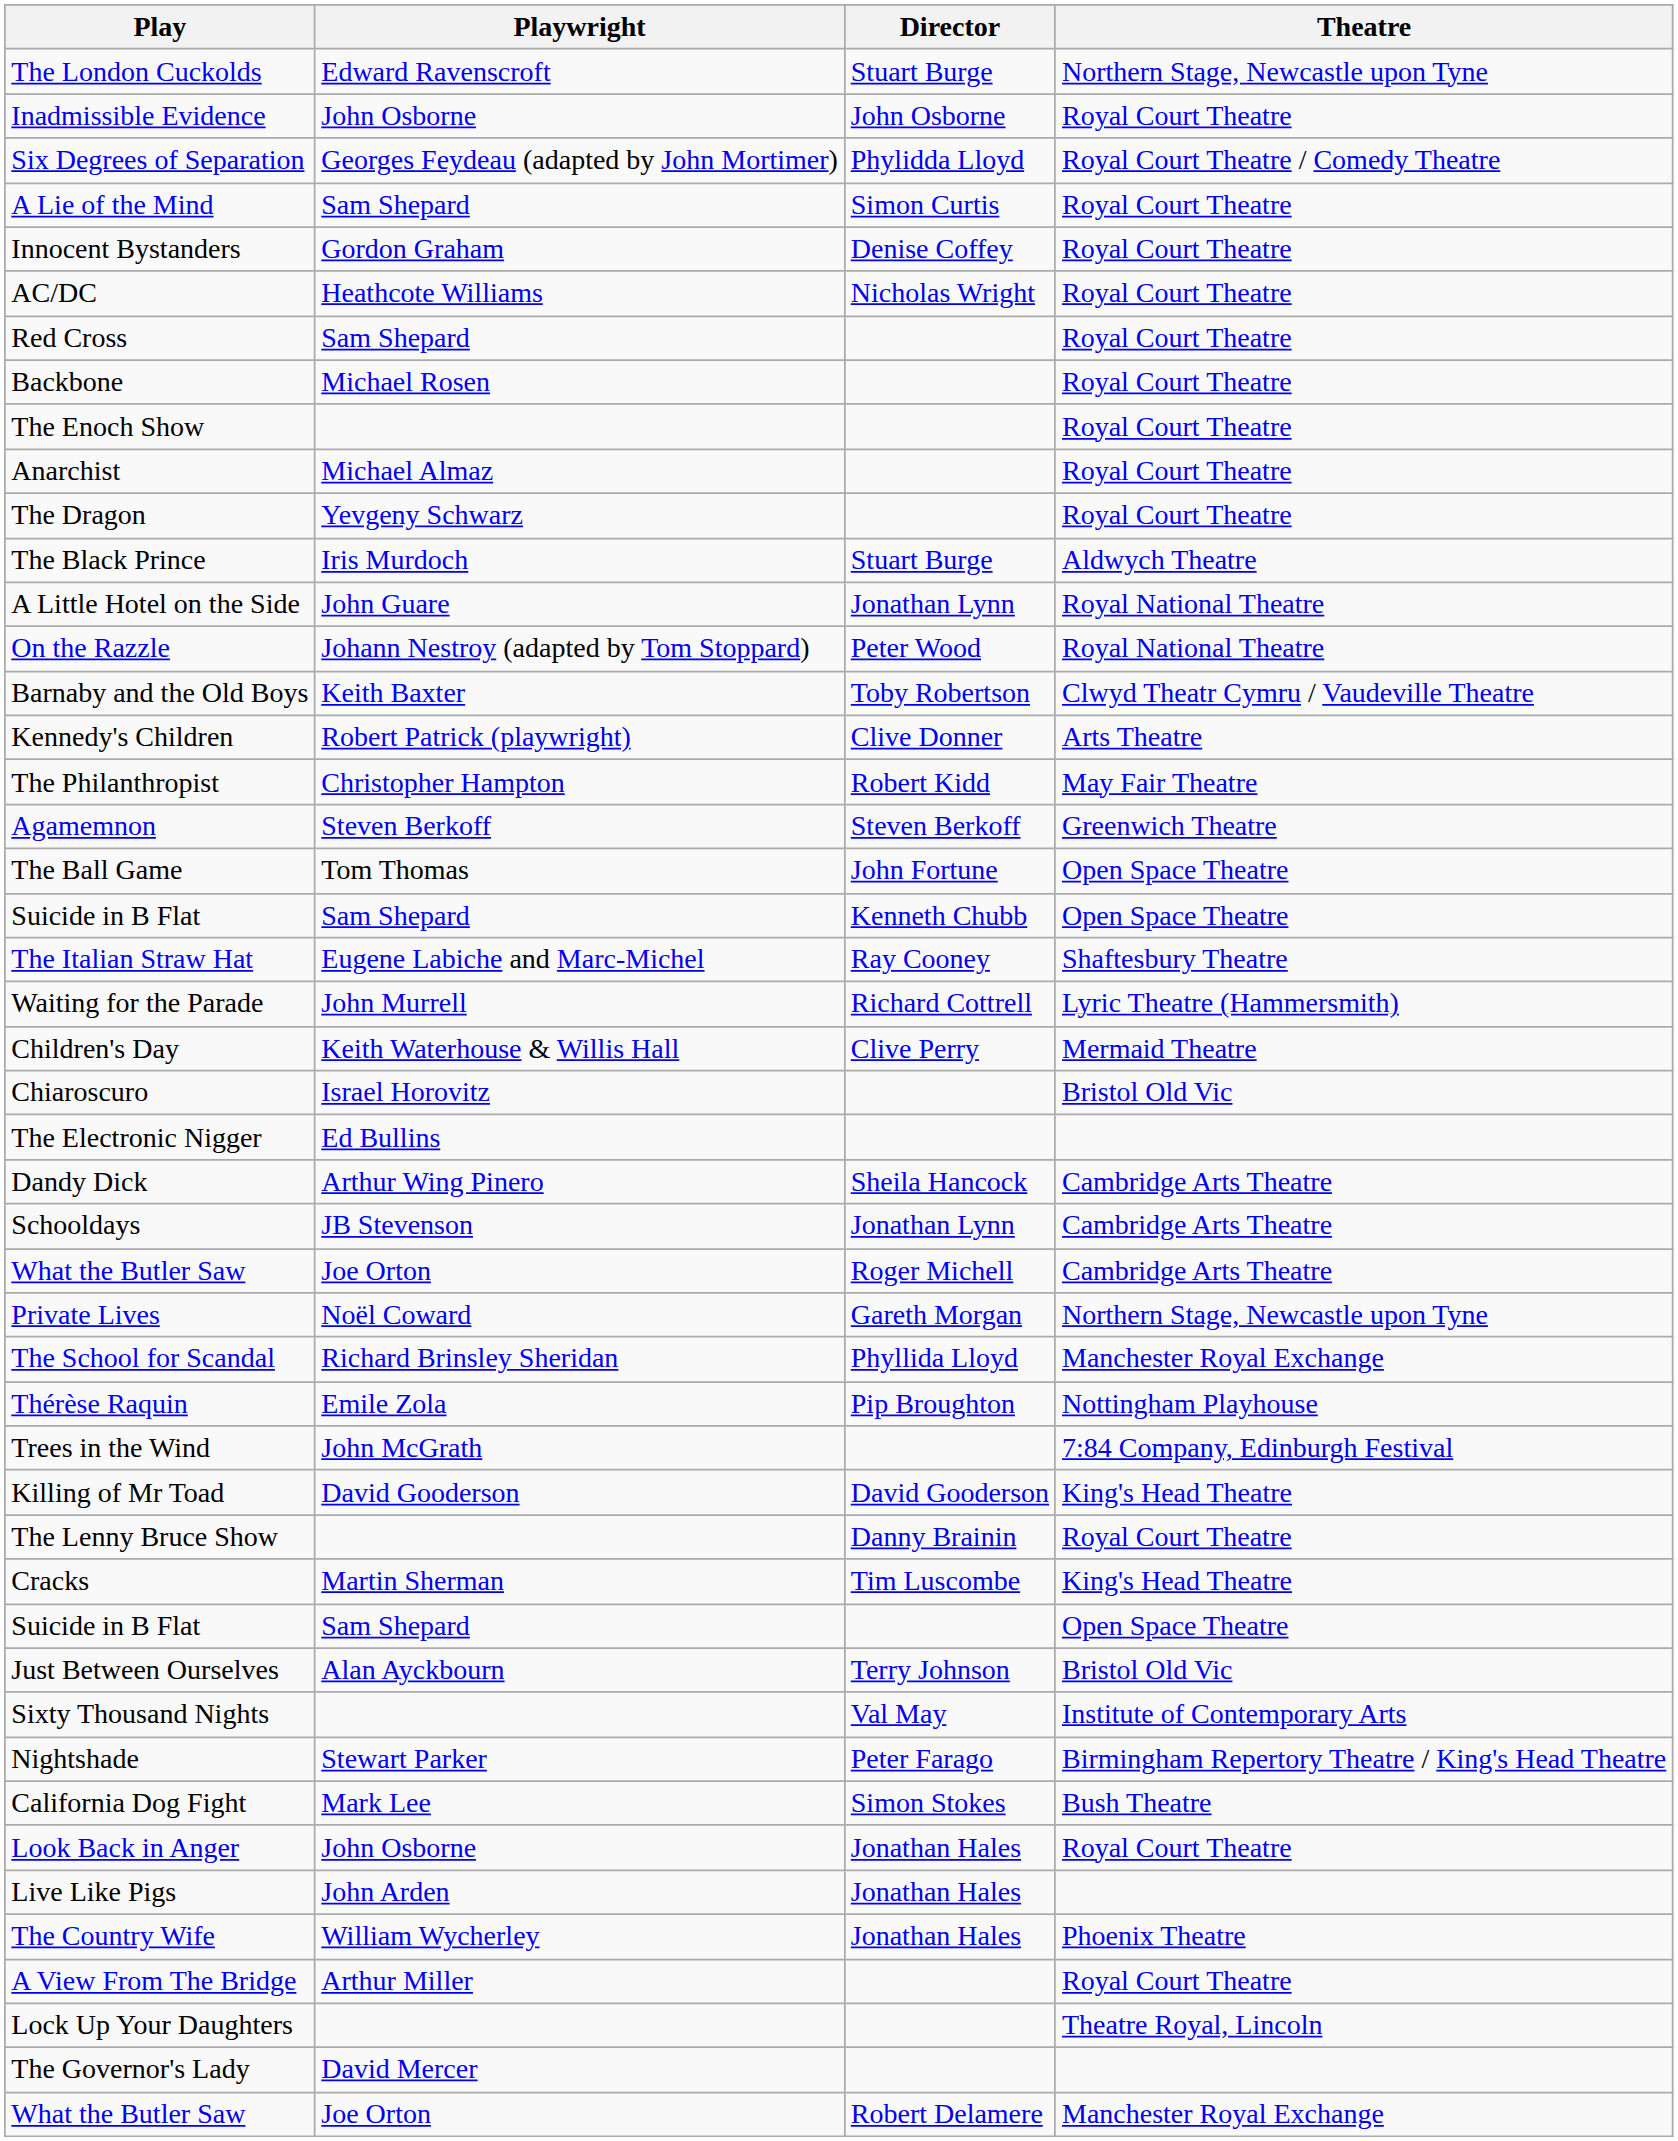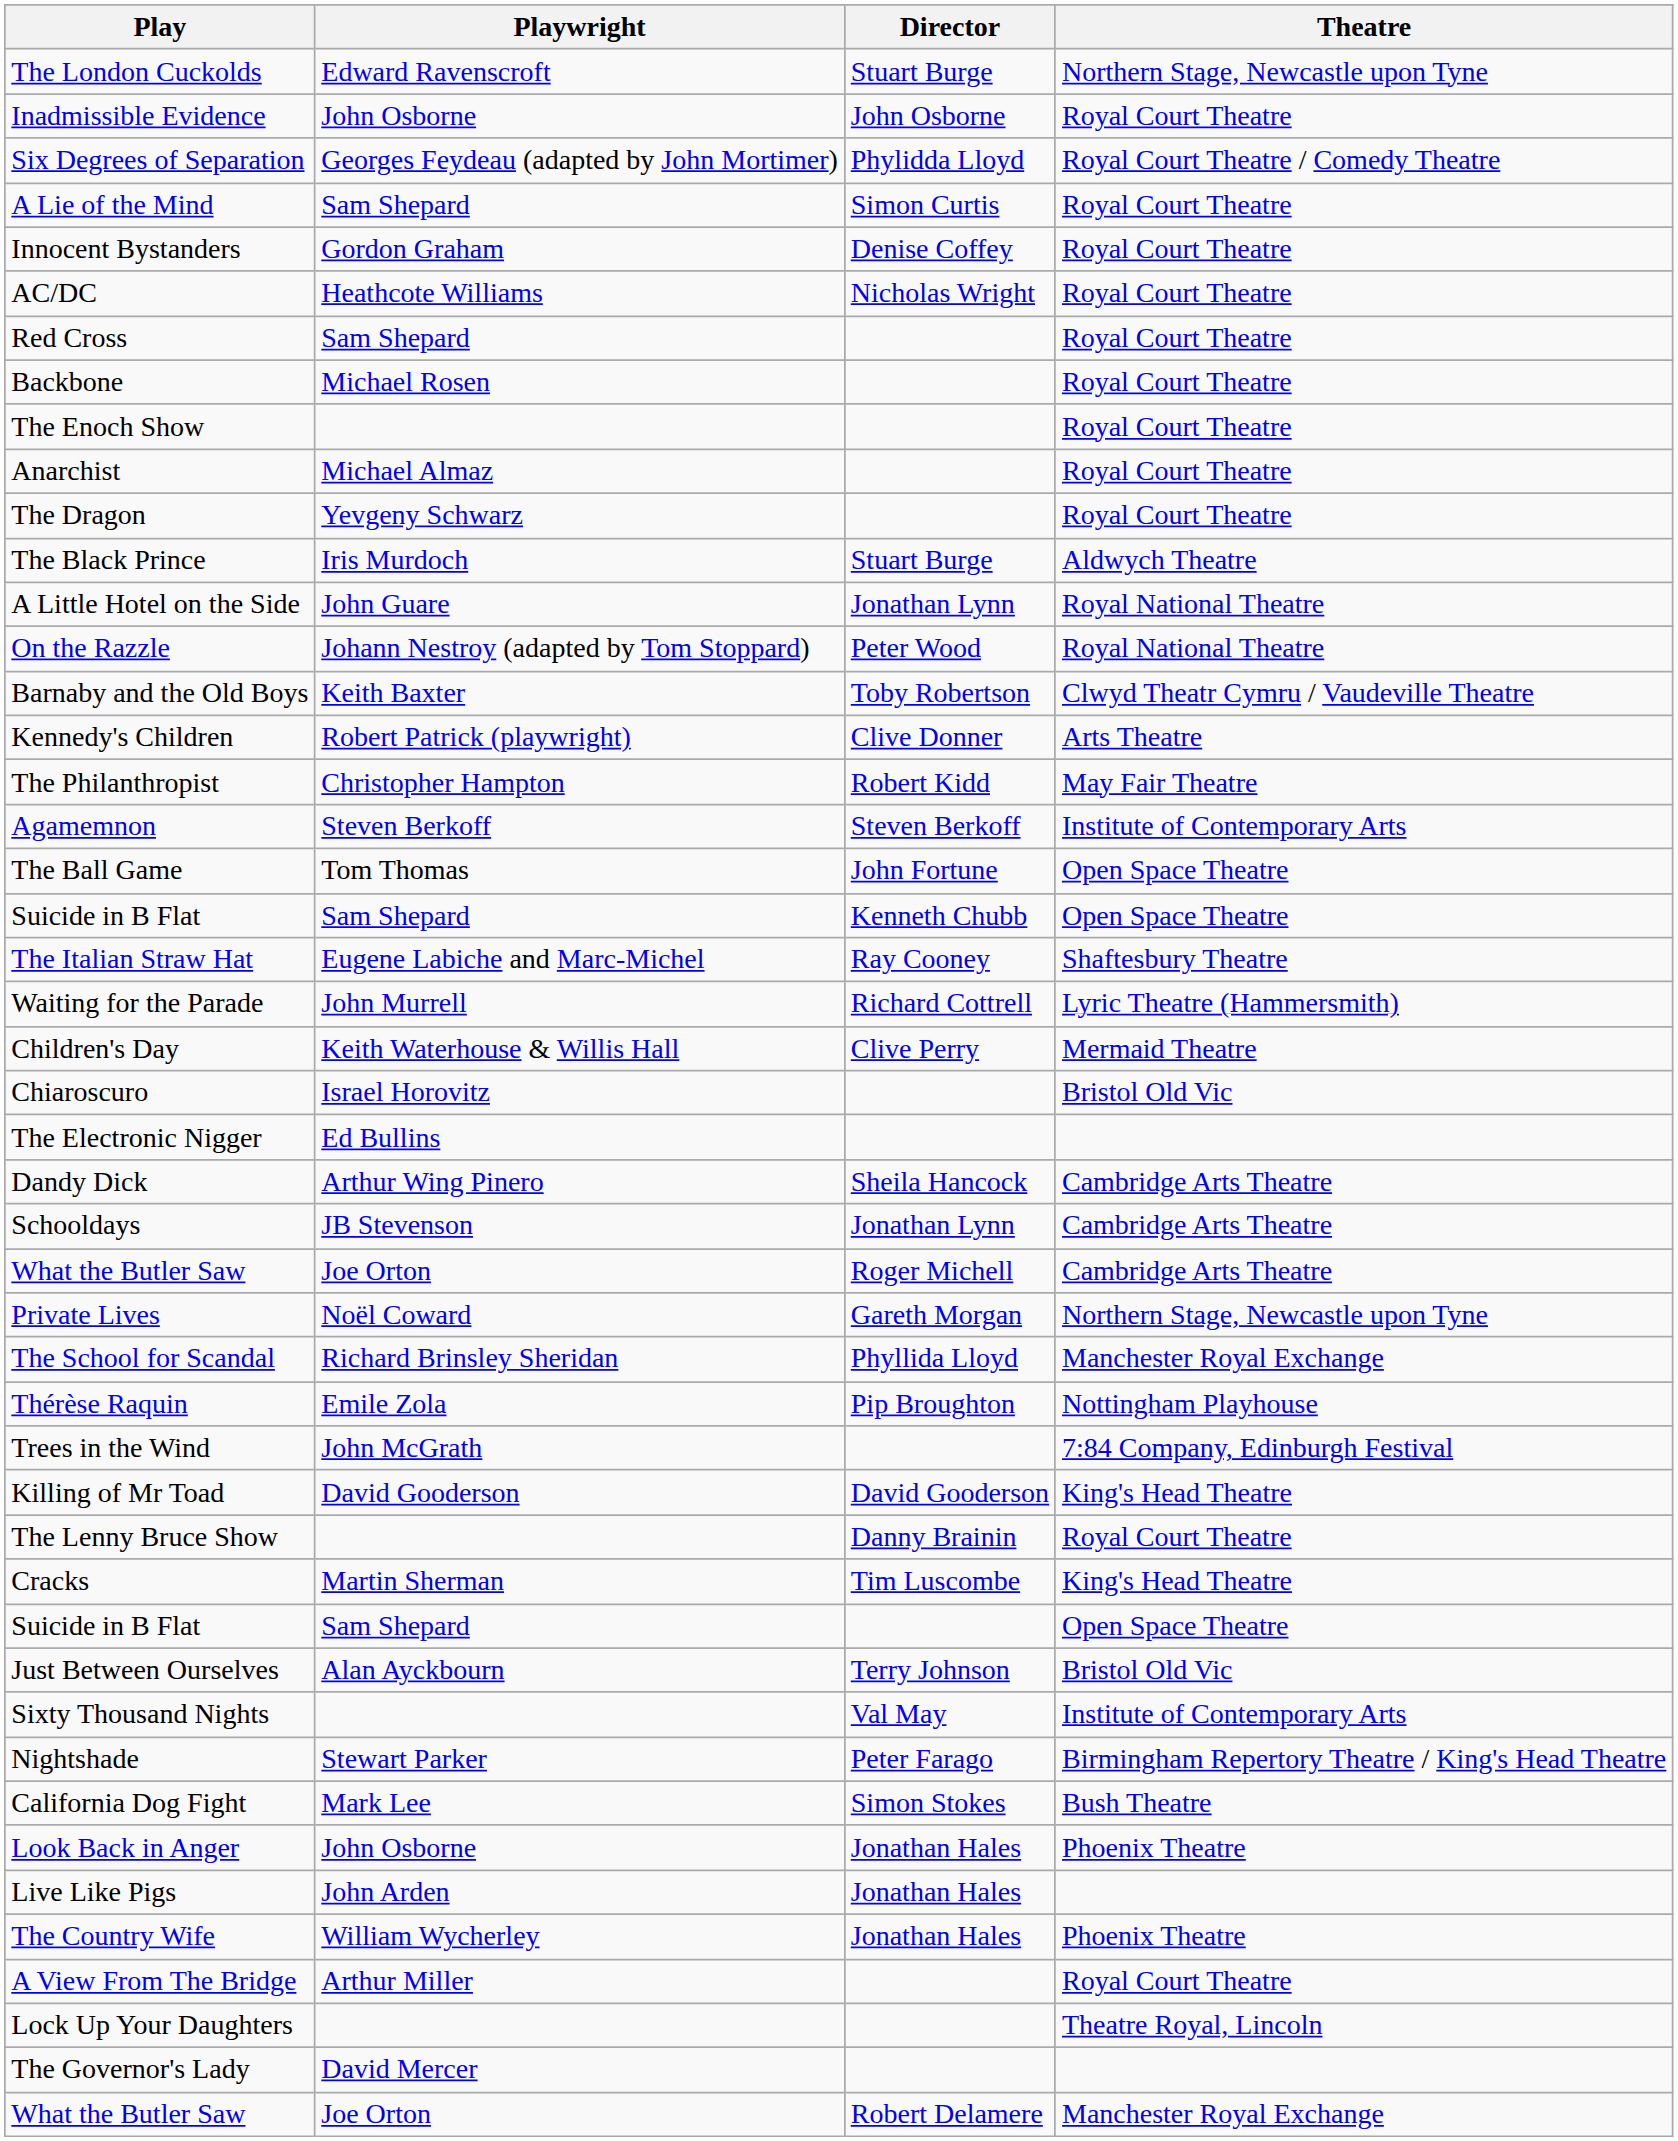(1169, 826) Greenwich Theatre -> (1234, 826) Institute of Contemporary Arts
(1177, 1847) Royal Court Theatre -> (1154, 1847) Phoenix Theatre
